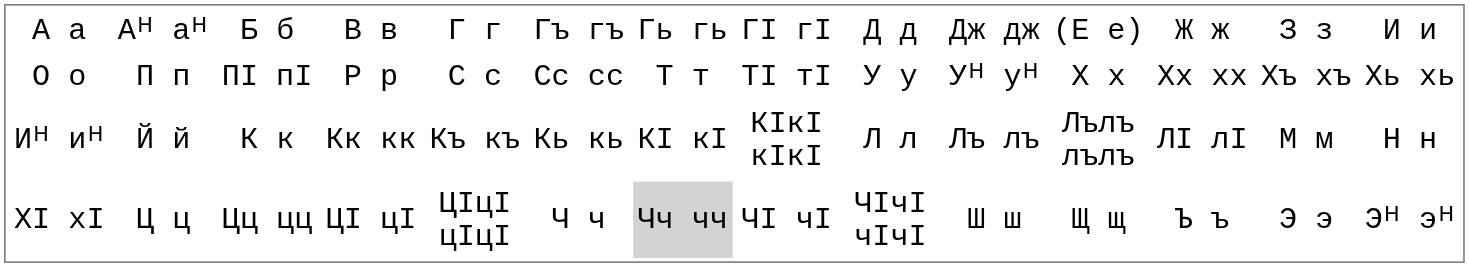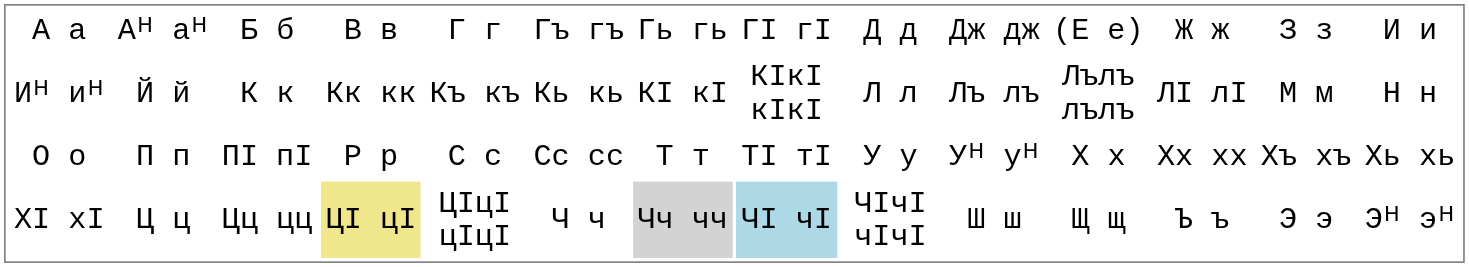rows swapped: (59, 140) <-> (59, 77)
(371, 220) no background -> (371, 220) khaki background
(787, 220) no background -> (787, 220) lightblue background
